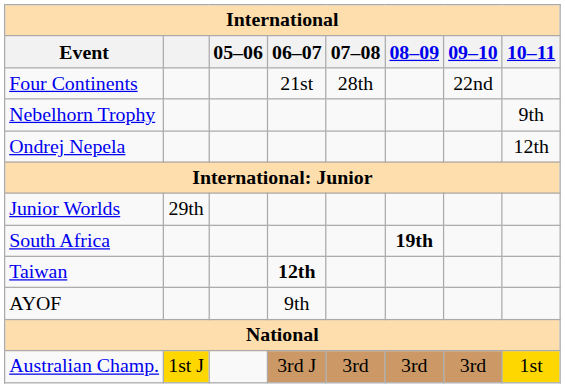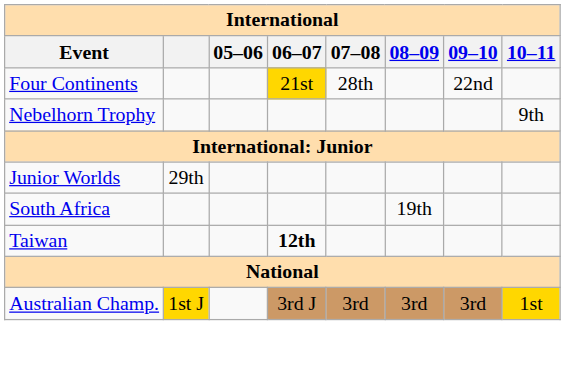(297, 83) no background -> (297, 83) gold background
- row: (67, 146)
(414, 240) bold -> (414, 209) normal
- row: (35, 303)
